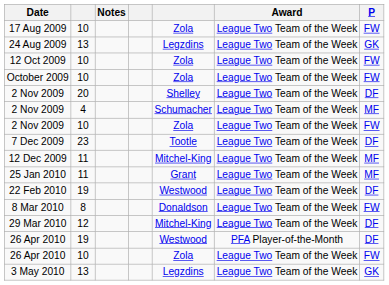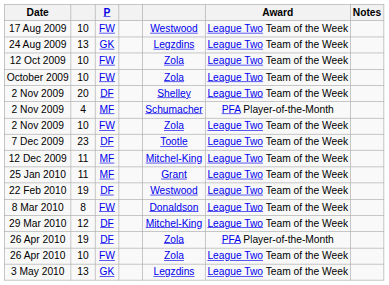columns swapped: (372, 12) <-> (112, 12)
(183, 28) Zola -> (174, 28) Westwood
(287, 110) League Two Team of the Week -> (278, 110) PFA Player-of-the-Month
(183, 239) Westwood -> (174, 239) Zola
